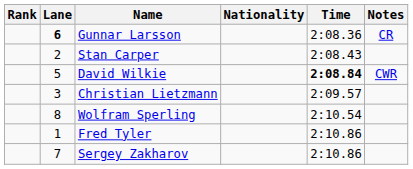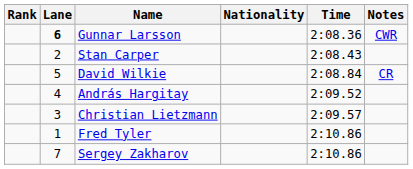(386, 34) CR -> (386, 34) CWR
(336, 74) bold -> (336, 74) normal
(386, 74) CWR -> (386, 74) CR
+ row: (133, 94)
- row: (137, 114)
